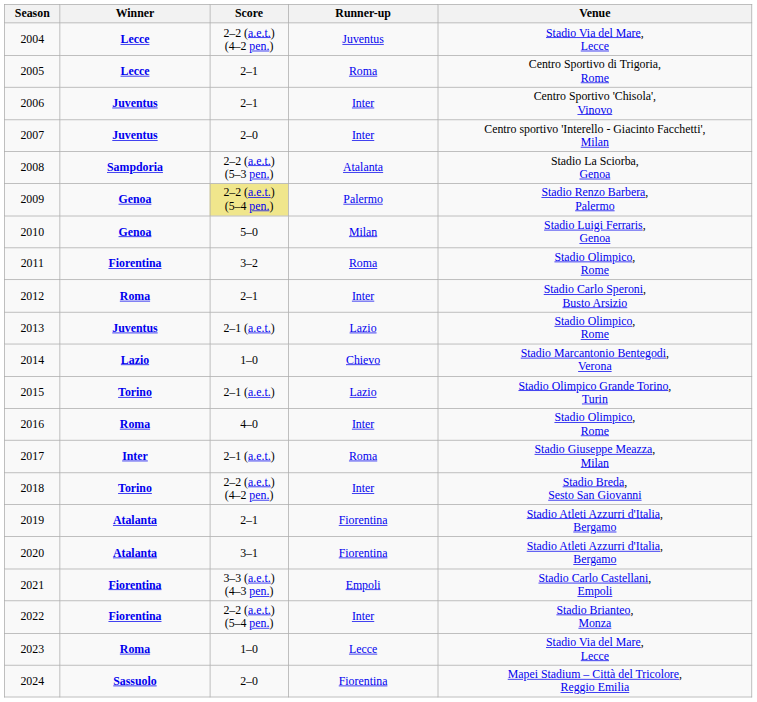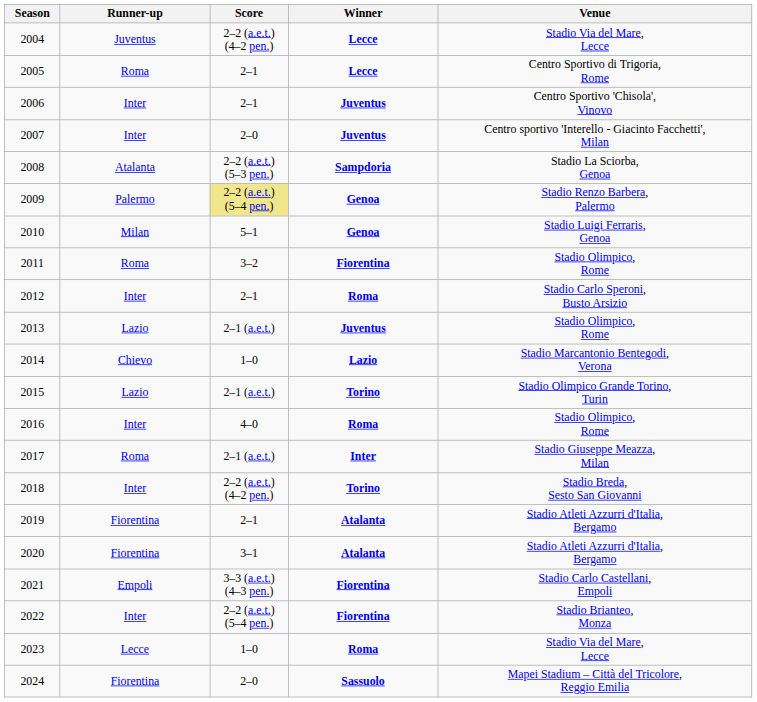columns swapped: (135, 13) <-> (363, 13)
(249, 231) 5–0 -> (249, 231) 5–1
